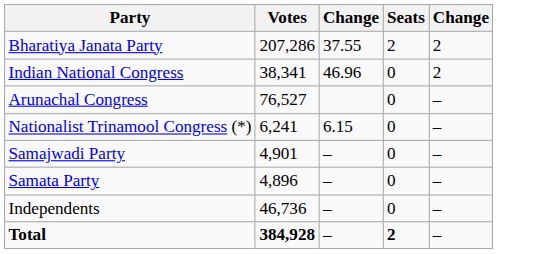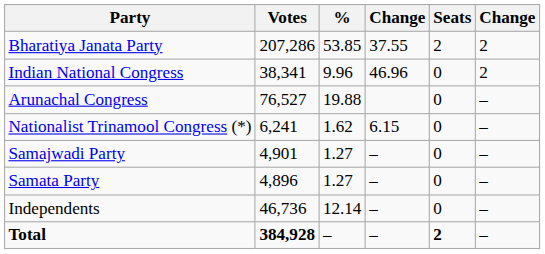+ column: (342, 18)
